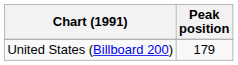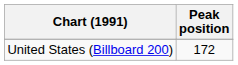(204, 49) 179 -> (204, 49) 172
